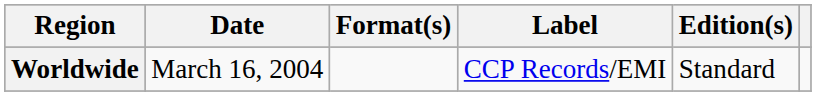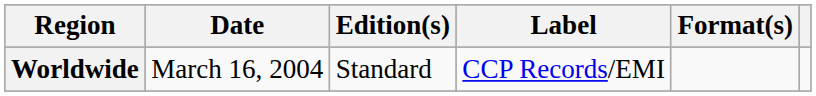columns swapped: (394, 25) <-> (736, 25)
